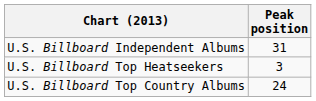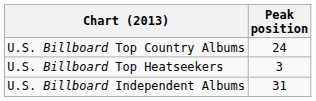rows swapped: (126, 86) <-> (126, 47)
